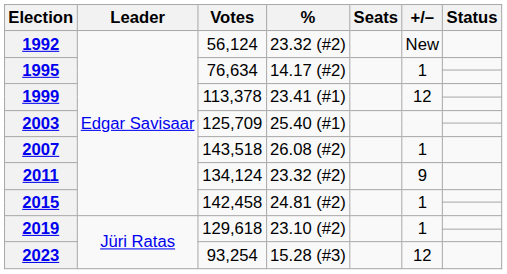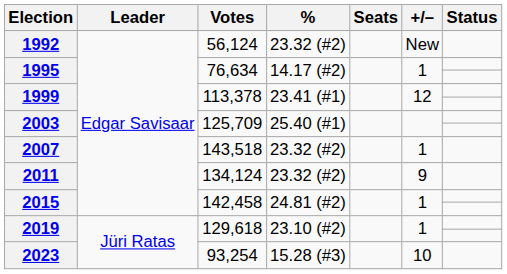(308, 149) 26.08 (#2) -> (308, 149) 23.32 (#2)
(422, 255) 12 -> (422, 255) 10
